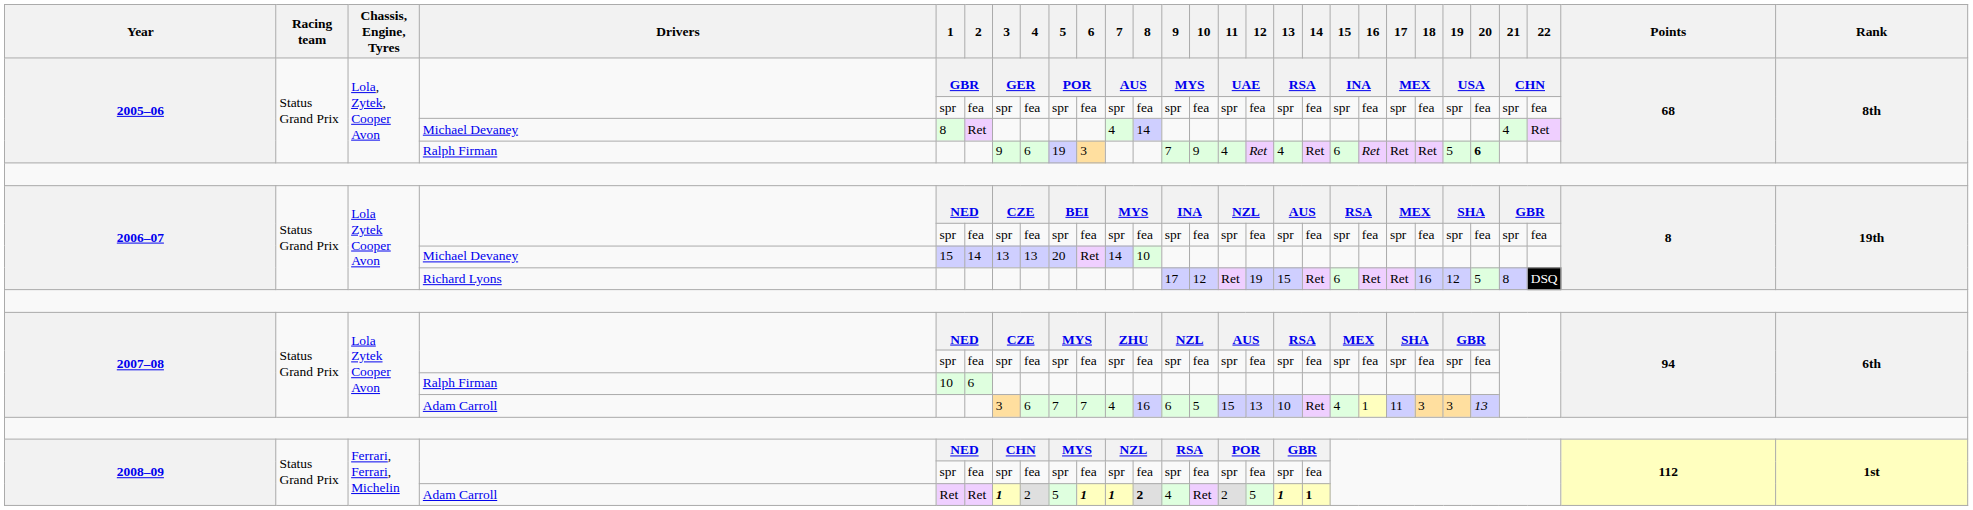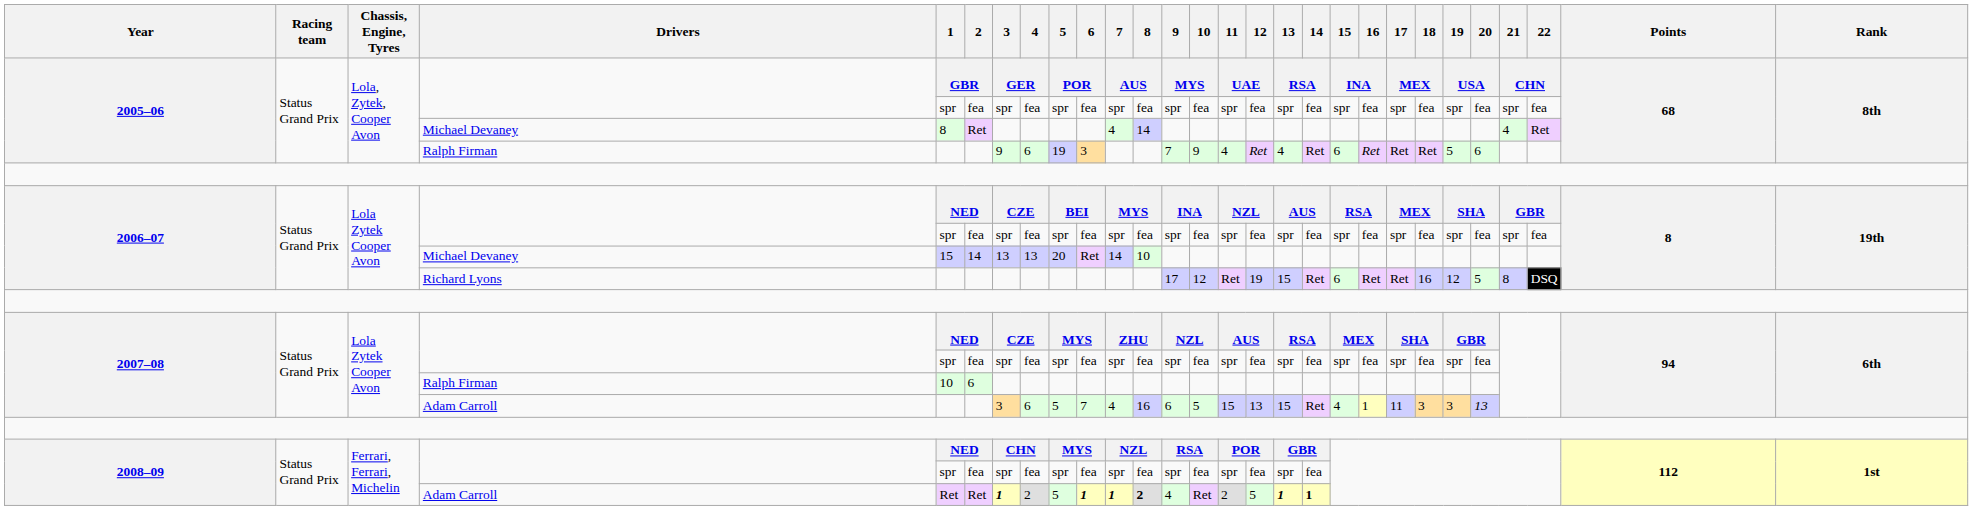(1478, 151) bold -> (1478, 151) normal
(1055, 405) 7 -> (1055, 405) 5
(1284, 405) 10 -> (1284, 405) 15
